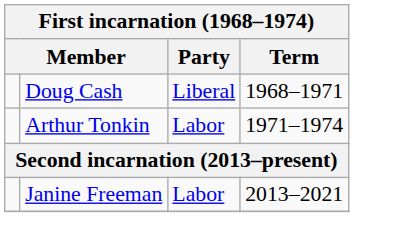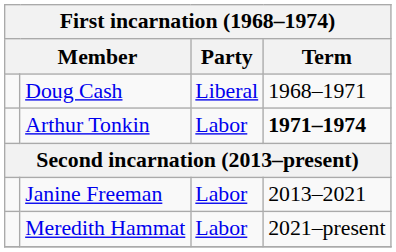(294, 125) normal -> (317, 125) bold
+ row: (105, 228)
